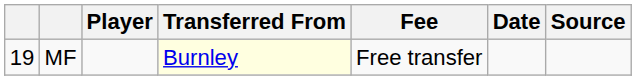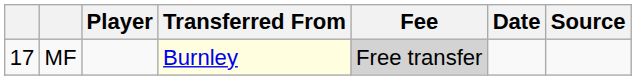(22, 57) 19 -> (22, 57) 17
(419, 57) no background -> (419, 57) lightgrey background
